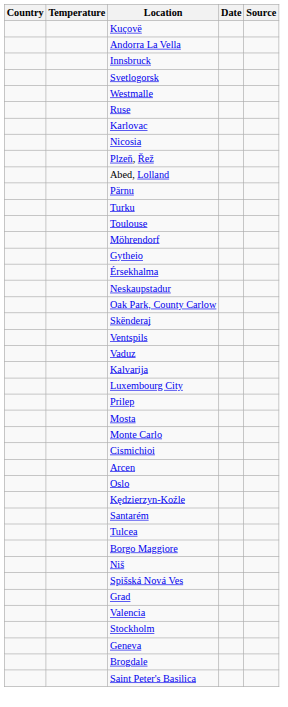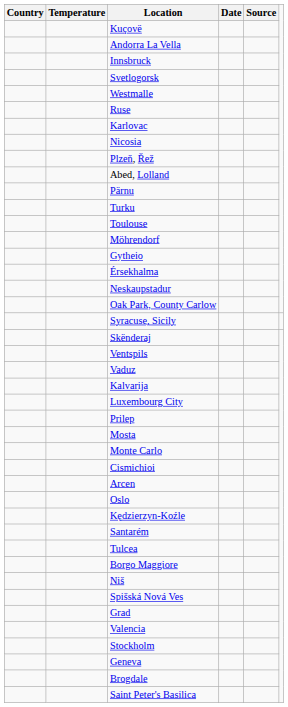+ row: (143, 321)
